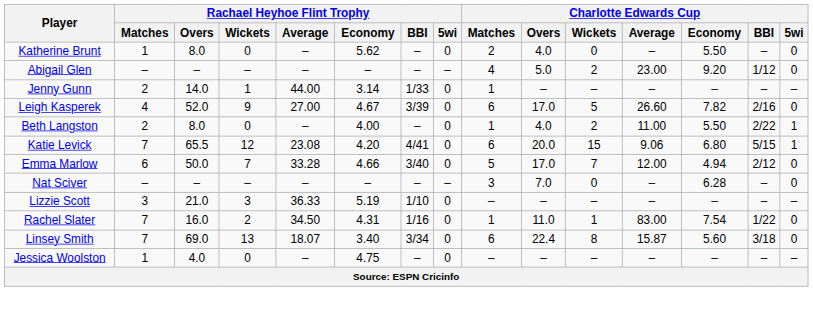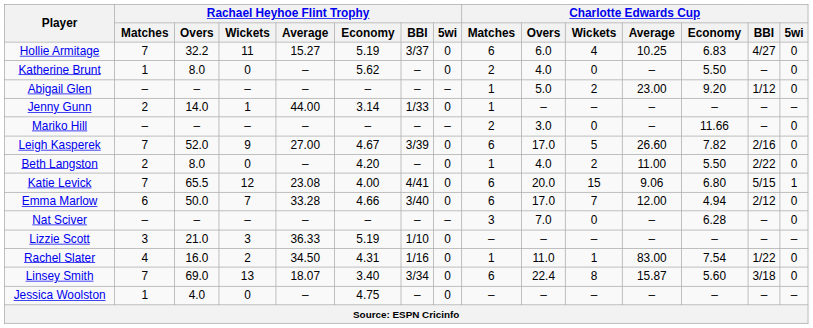+ row: (60, 51)
(491, 70) 4 -> (491, 88) 1
+ row: (60, 126)
(145, 107) 4 -> (145, 145) 7
(368, 126) 4.00 -> (368, 164) 4.20
(794, 126) 1 -> (794, 164) 0
(368, 145) 4.20 -> (368, 182) 4.00
(491, 164) 5 -> (491, 201) 6
(145, 220) 7 -> (145, 257) 4
